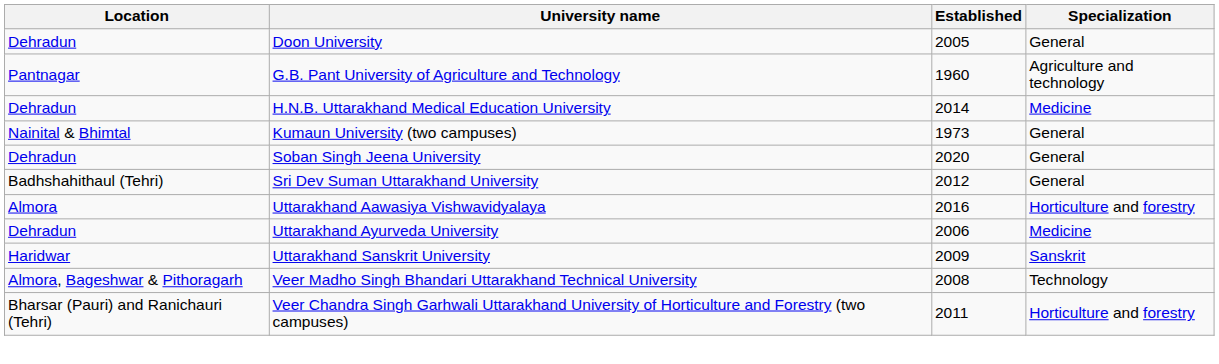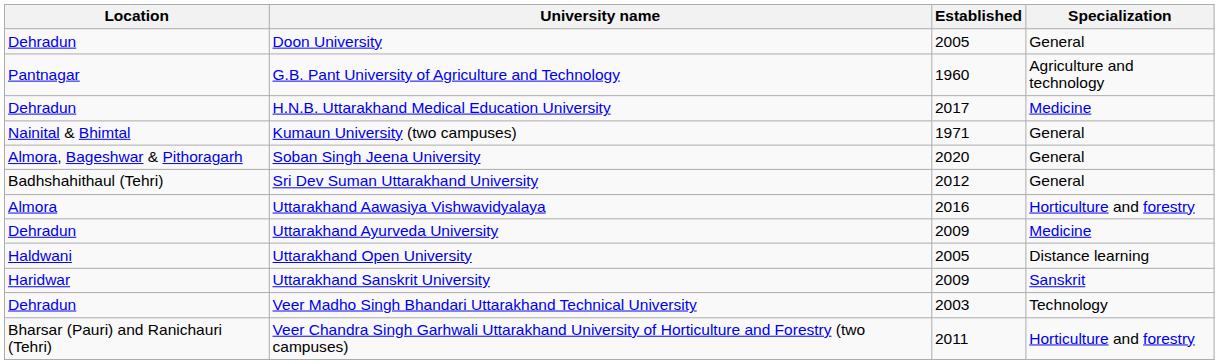(952, 108) 2014 -> (952, 108) 2017
(952, 132) 1973 -> (952, 132) 1971
(42, 157) Dehradun -> (125, 157) Almora, Bageshwar & Pithoragarh
(952, 231) 2006 -> (952, 231) 2009
+ row: (372, 255)
(125, 280) Almora, Bageshwar & Pithoragarh -> (42, 305) Dehradun
(952, 280) 2008 -> (952, 305) 2003
